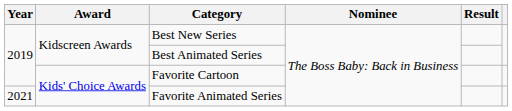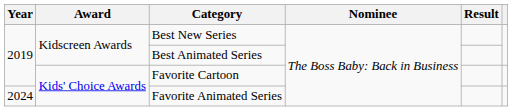(20, 95) 2021 -> (20, 95) 2024
